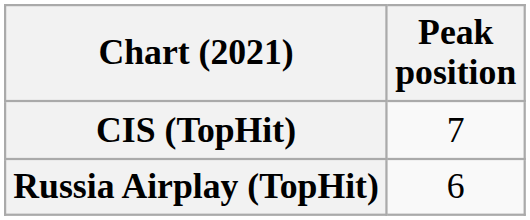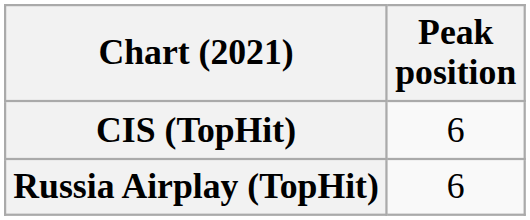(456, 129) 7 -> (456, 129) 6
